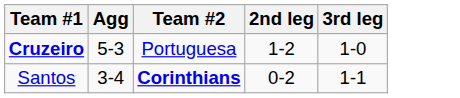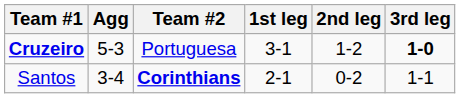+ column: (278, 19)
(353, 48) normal -> (420, 48) bold
